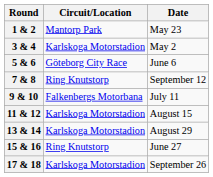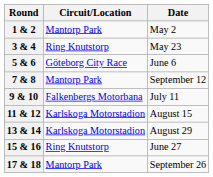(166, 29) May 23 -> (163, 29) May 2
(95, 46) Karlskoga Motorstadion -> (77, 46) Ring Knutstorp
(163, 46) May 2 -> (166, 46) May 23
(77, 79) Ring Knutstorp -> (74, 79) Mantorp Park
(95, 163) Karlskoga Motorstadion -> (74, 163) Mantorp Park
